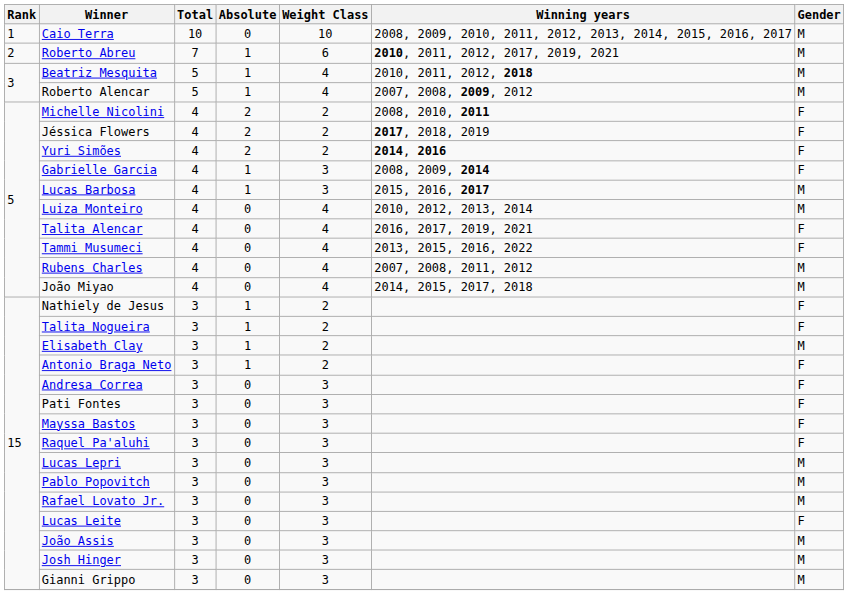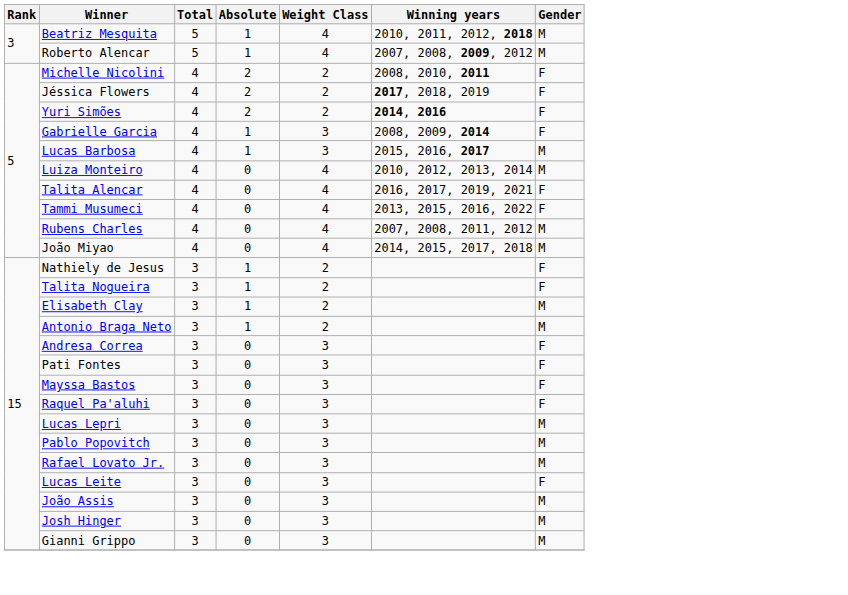- row: (78, 34)
- row: (89, 53)
(801, 365) F -> (542, 326) M
